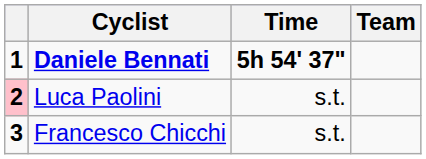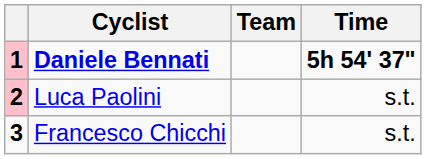columns swapped: (386, 23) <-> (291, 23)
(17, 60) no background -> (17, 60) pink background
